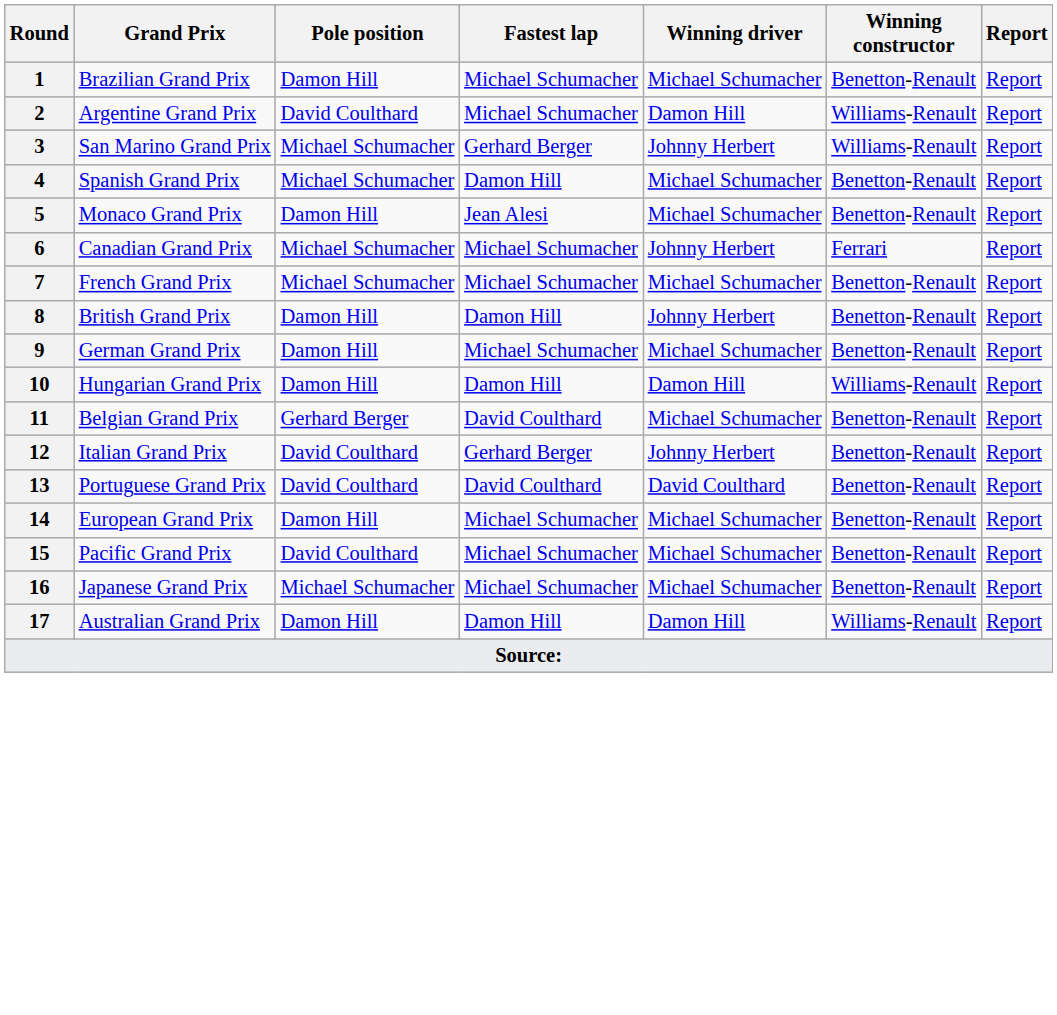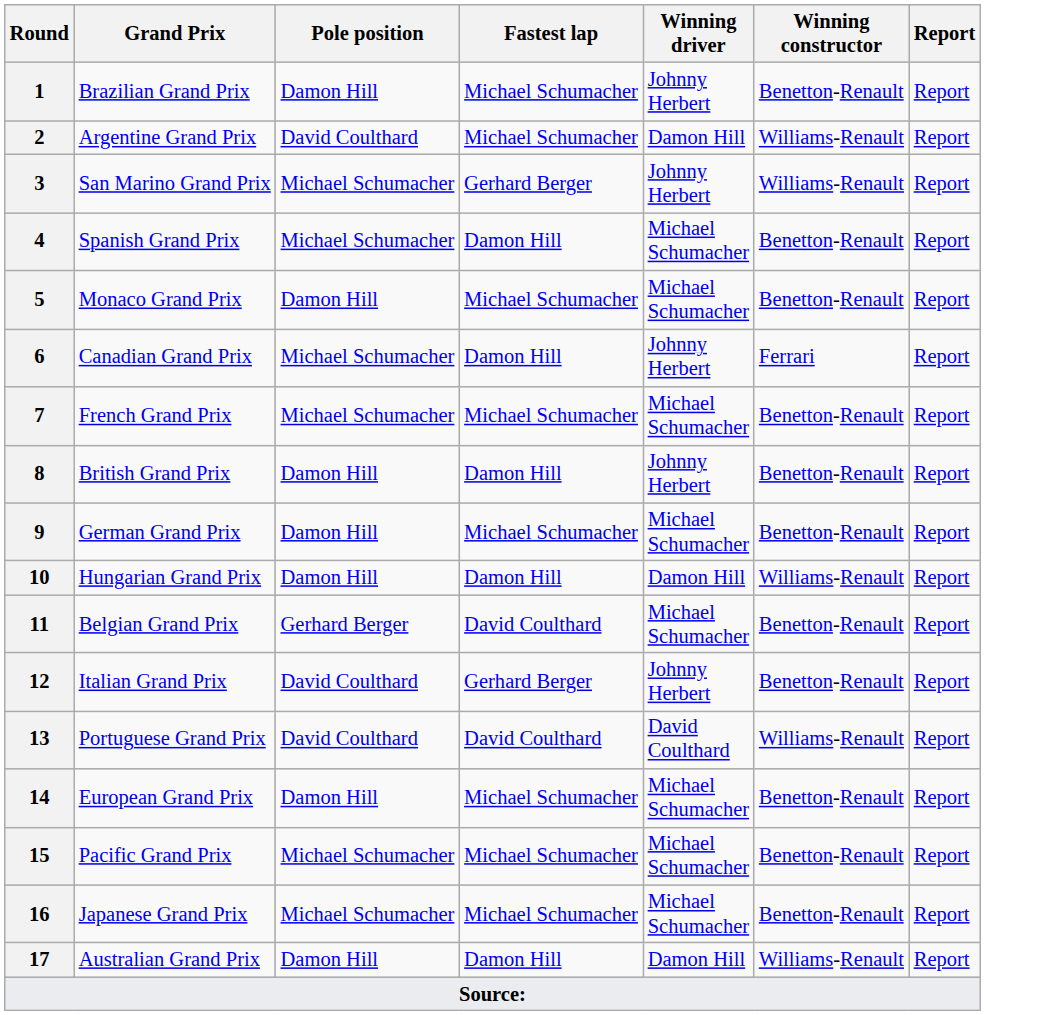(735, 79) Michael Schumacher -> (679, 91) Johnny Herbert
(506, 214) Jean Alesi -> (551, 299) Michael Schumacher
(551, 248) Michael Schumacher -> (513, 357) Damon Hill
(904, 485) Benetton-Renault -> (831, 739) Williams-Renault
(349, 553) David Coulthard -> (367, 855) Michael Schumacher
